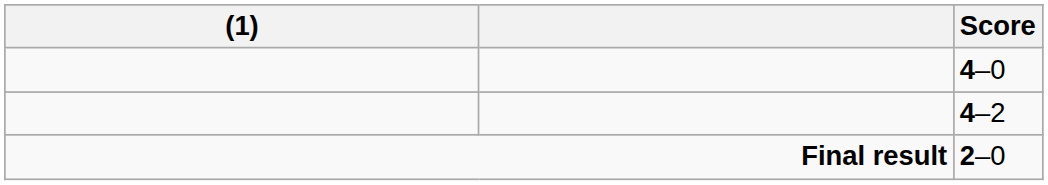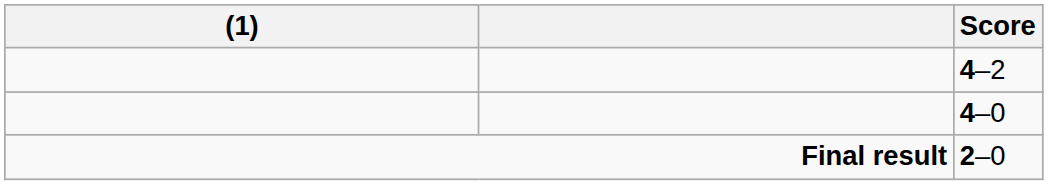rows swapped: (983, 69) <-> (983, 112)
